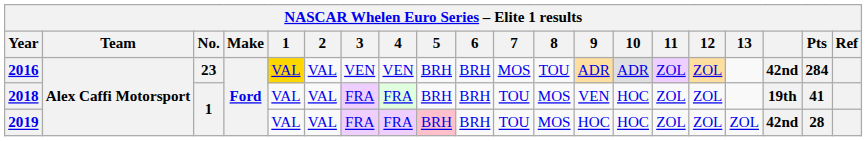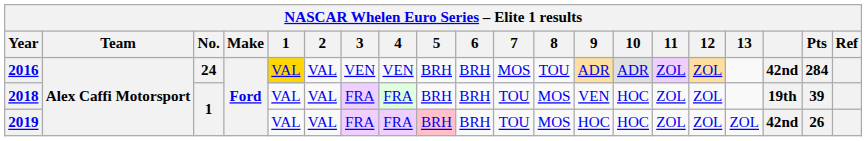(209, 69) 23 -> (209, 69) 24
(817, 96) 41 -> (817, 96) 39
(817, 122) 28 -> (817, 122) 26
